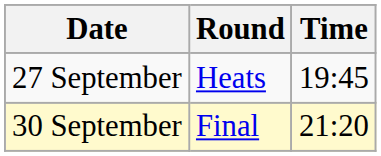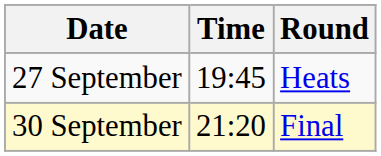columns swapped: (334, 28) <-> (240, 28)
